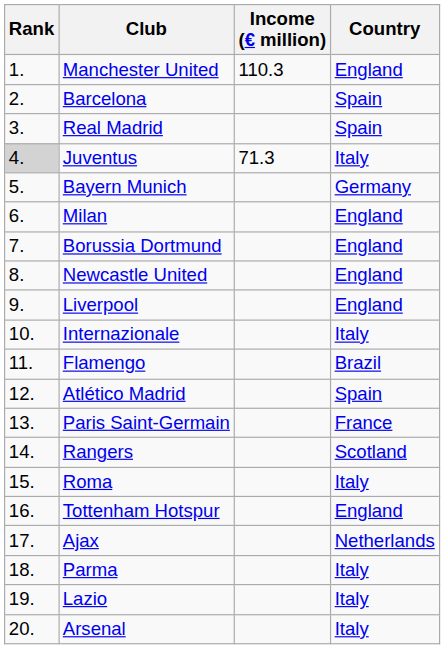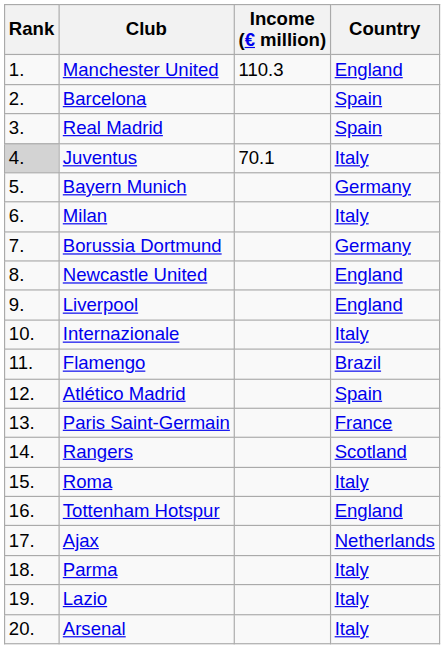(257, 157) 71.3 -> (257, 157) 70.1
(369, 216) England -> (352, 216) Italy
(369, 246) England -> (373, 246) Germany
